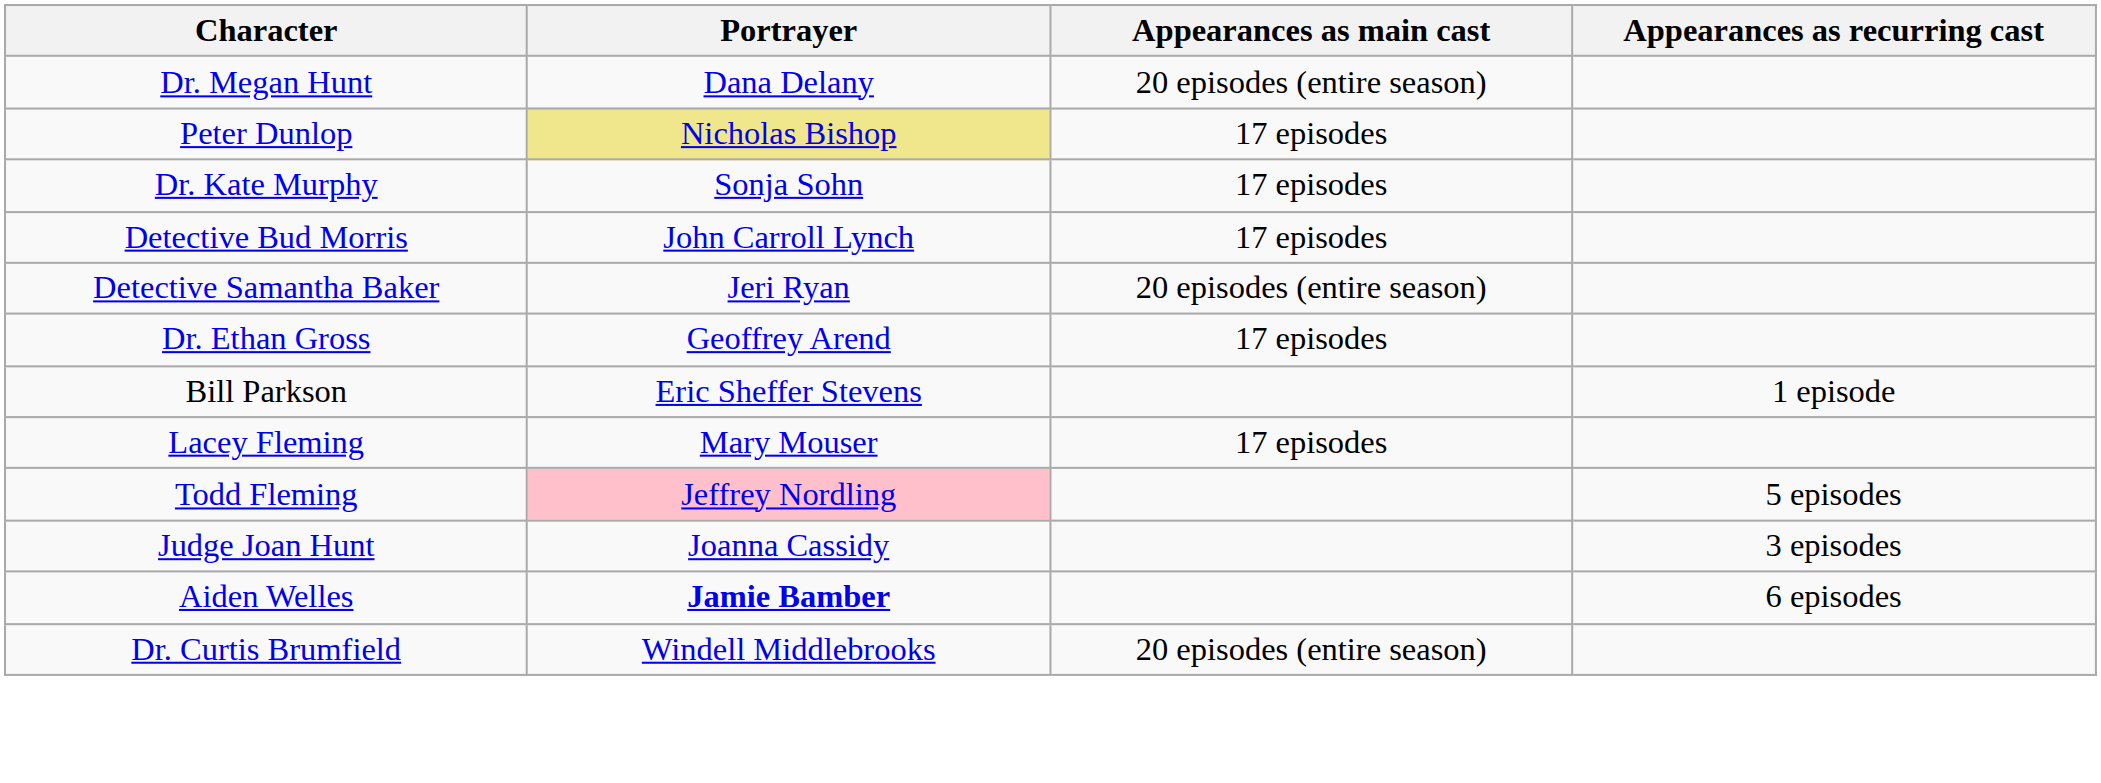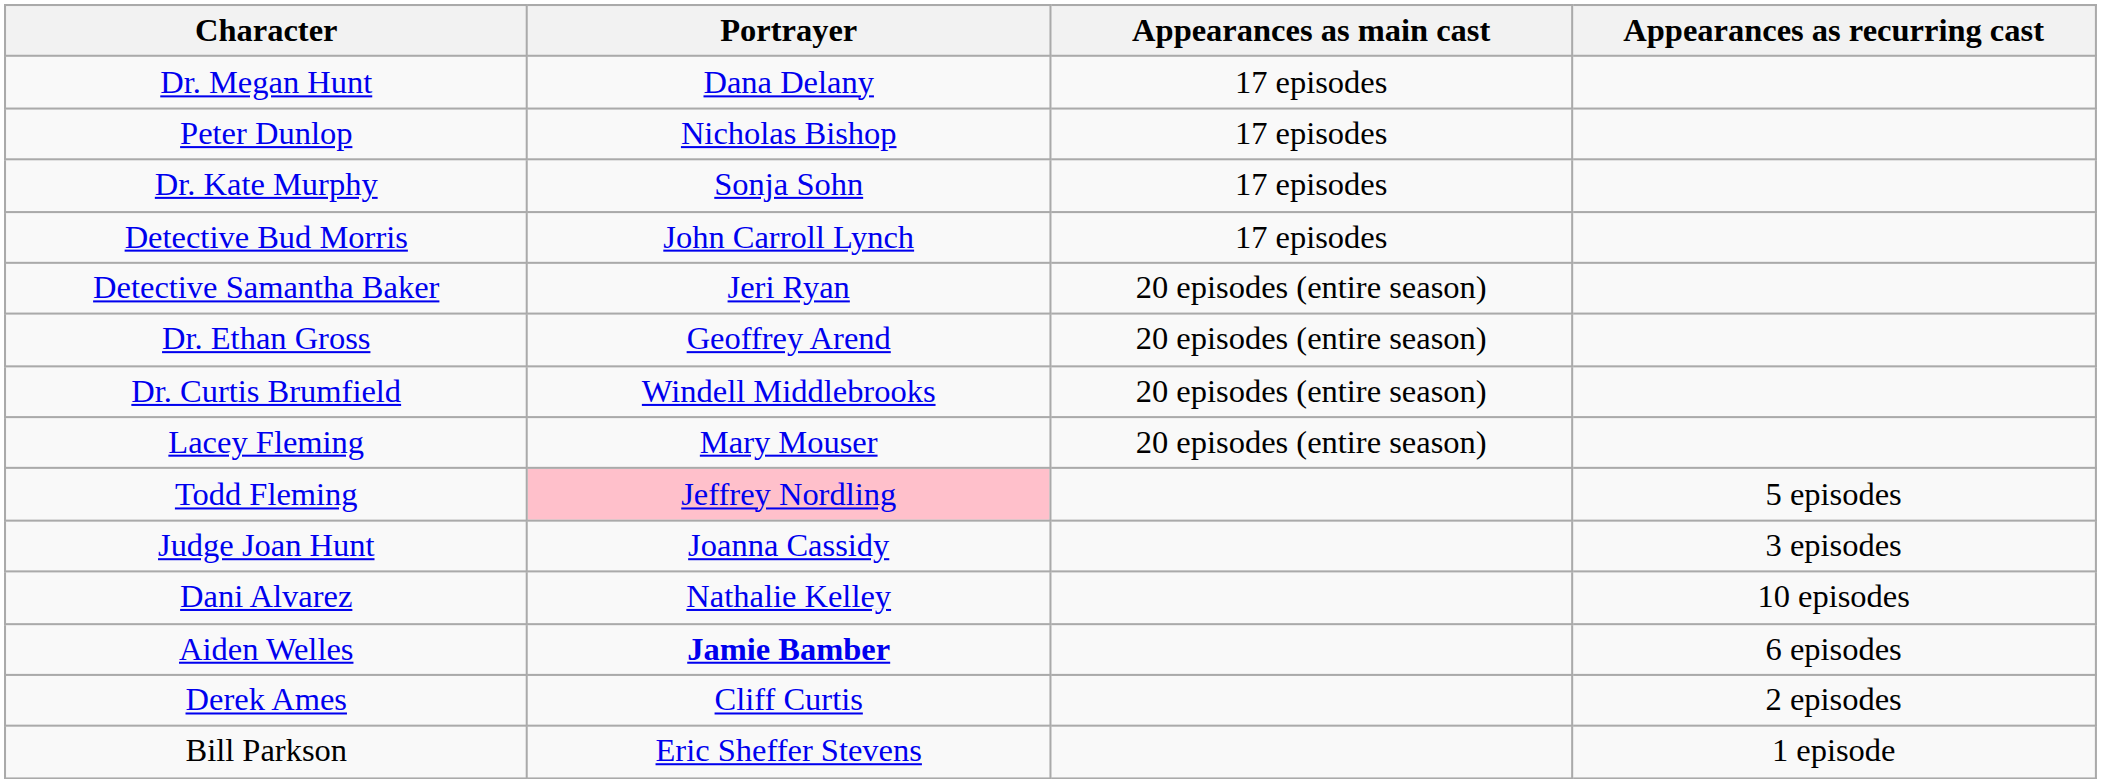(1311, 81) 20 episodes (entire season) -> (1311, 81) 17 episodes
(789, 133) khaki background -> (789, 133) no background
(1311, 339) 17 episodes -> (1311, 339) 20 episodes (entire season)
rows swapped: (266, 648) <-> (266, 390)
(1311, 442) 17 episodes -> (1311, 442) 20 episodes (entire season)
+ row: (266, 596)
+ row: (266, 699)
